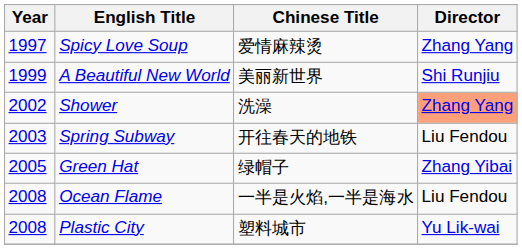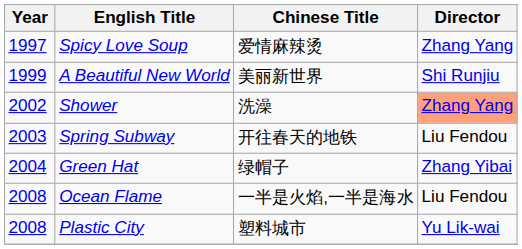(28, 166) 2005 -> (28, 166) 2004
